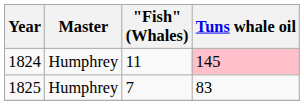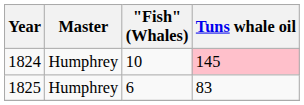(134, 61) 11 -> (134, 61) 10
(130, 87) 7 -> (130, 87) 6
